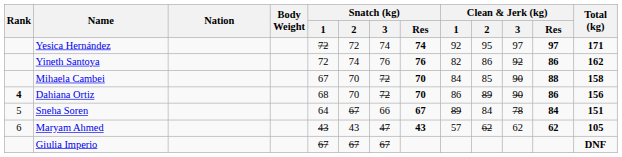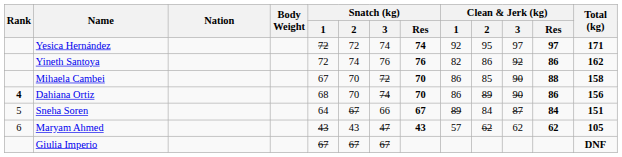(456, 78) 84 -> (456, 78) 86
(385, 95) 72 -> (385, 95) 74
(518, 111) 78 -> (518, 111) 87
